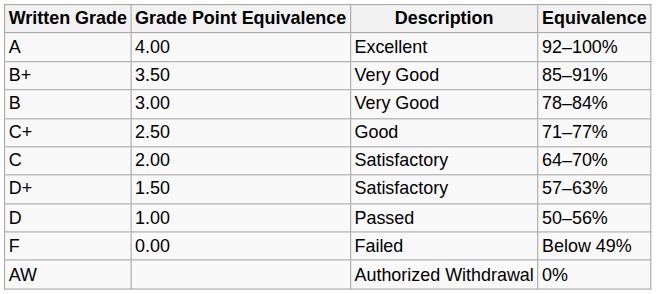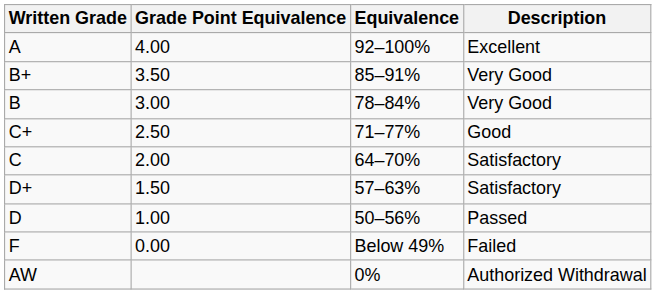columns swapped: (594, 18) <-> (444, 18)
